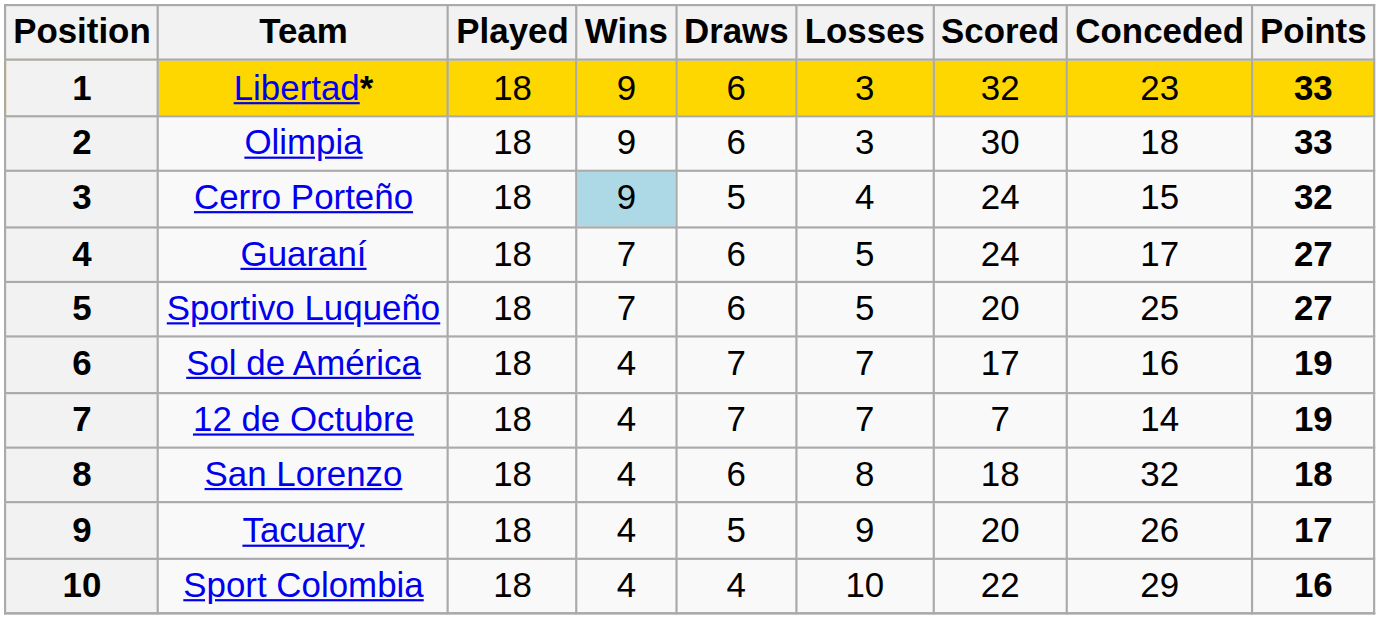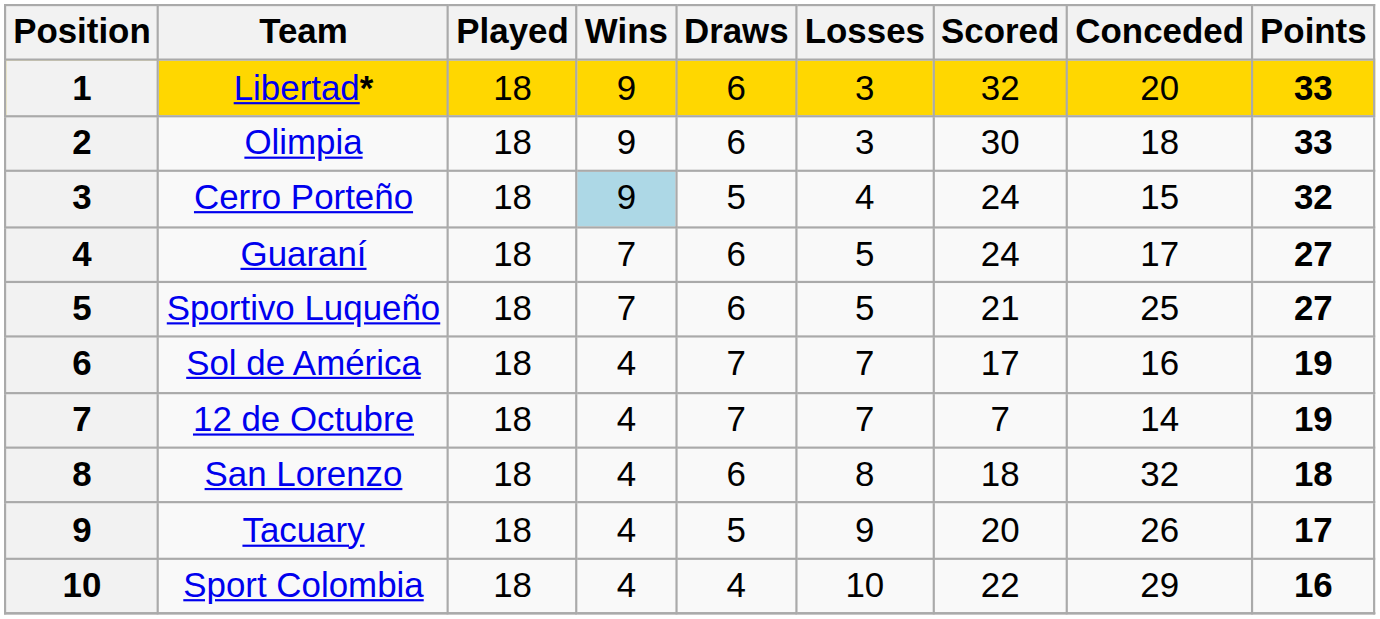(1160, 87) 23 -> (1160, 87) 20
(1000, 308) 20 -> (1000, 308) 21
